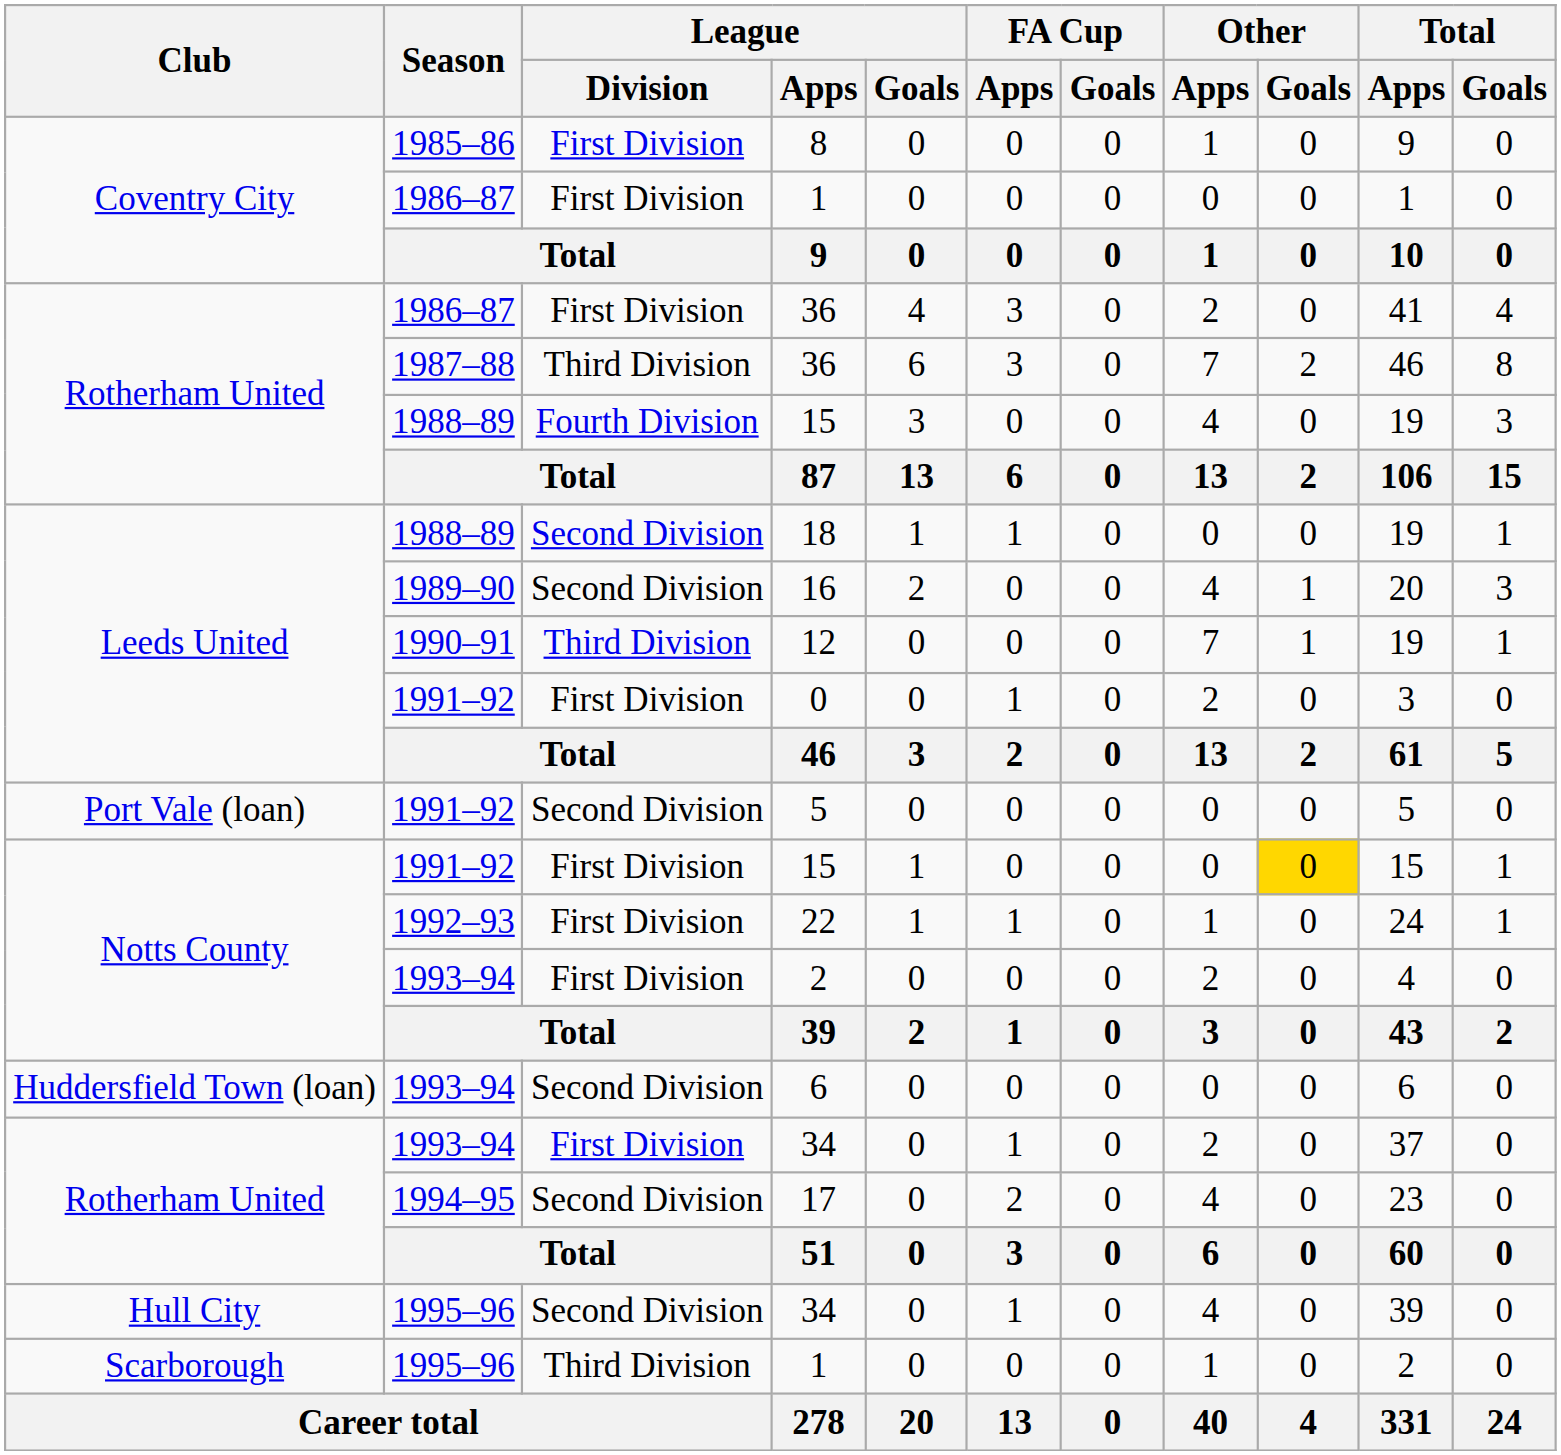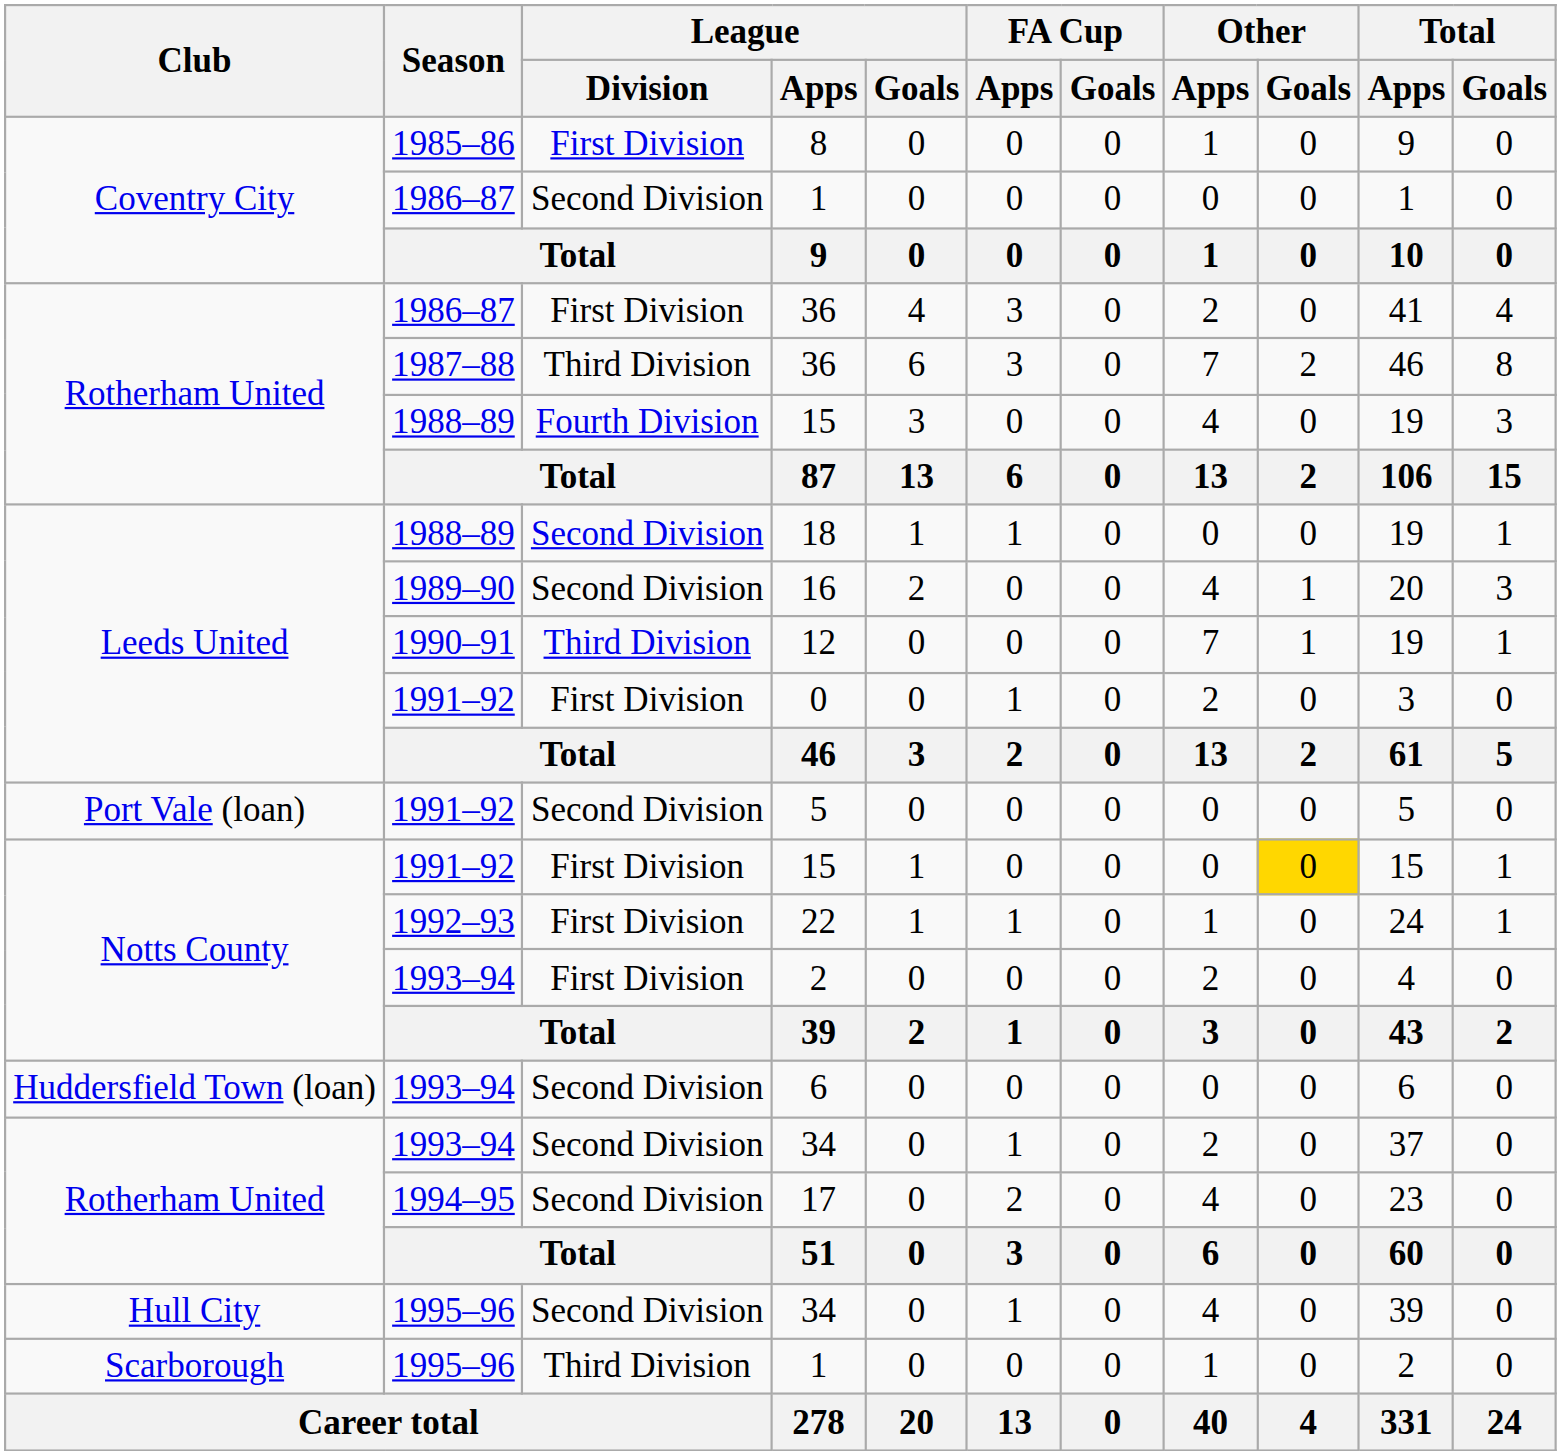(647, 198) First Division -> (647, 198) Second Division
(647, 1143) First Division -> (647, 1143) Second Division
